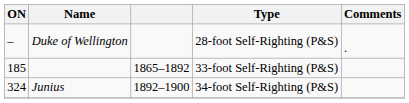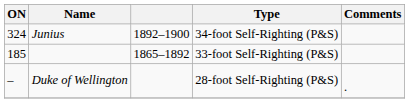rows swapped: (80, 41) <-> (48, 87)
